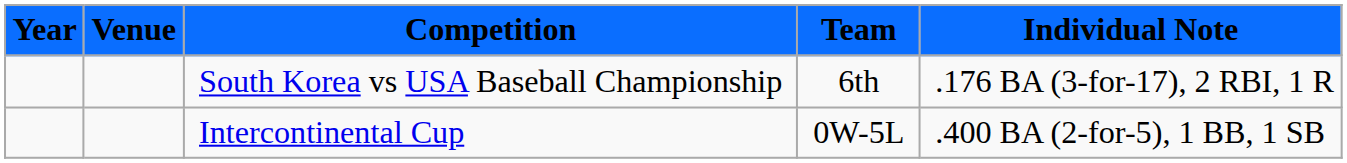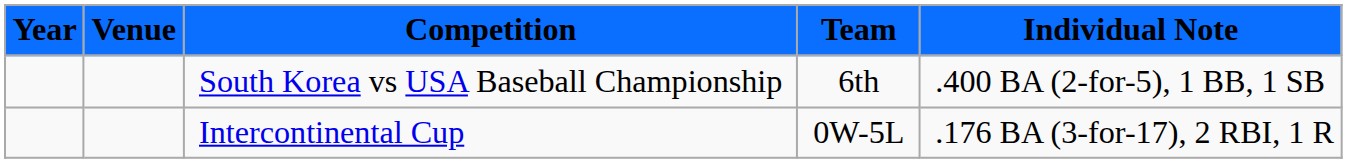(1131, 81) .176 BA (3-for-17), 2 RBI, 1 R -> (1126, 81) .400 BA (2-for-5), 1 BB, 1 SB
(1126, 132) .400 BA (2-for-5), 1 BB, 1 SB -> (1131, 132) .176 BA (3-for-17), 2 RBI, 1 R
